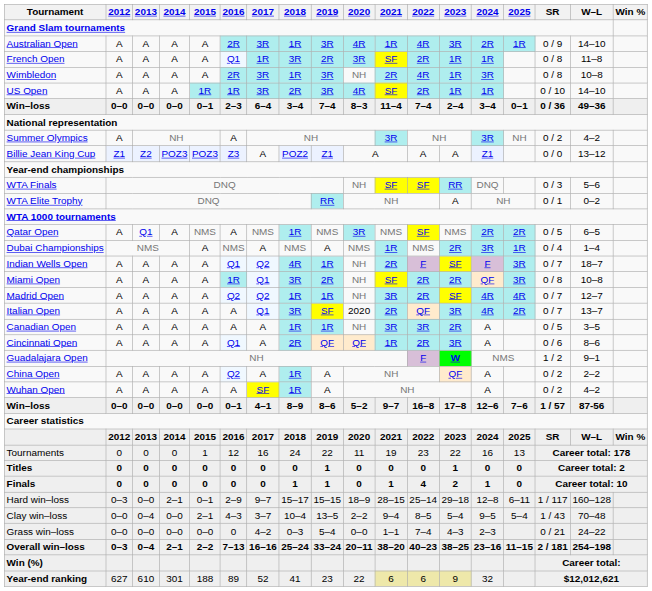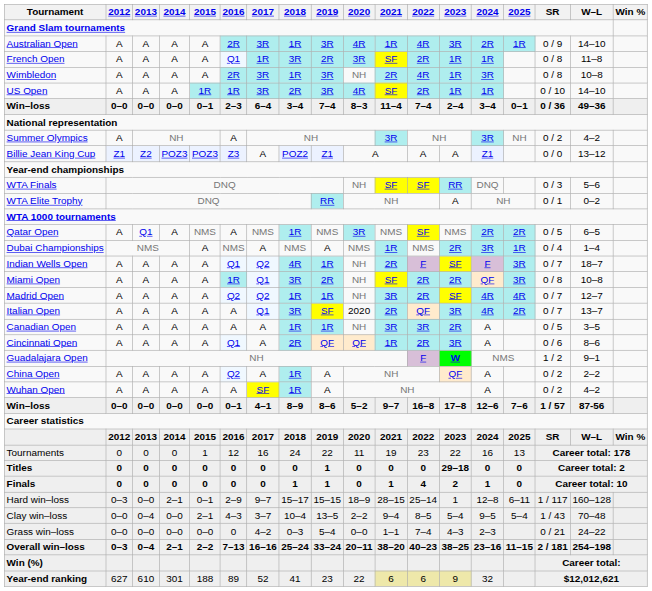(455, 468) 1 -> (455, 468) 29–18
(455, 500) 29–18 -> (455, 500) 1
